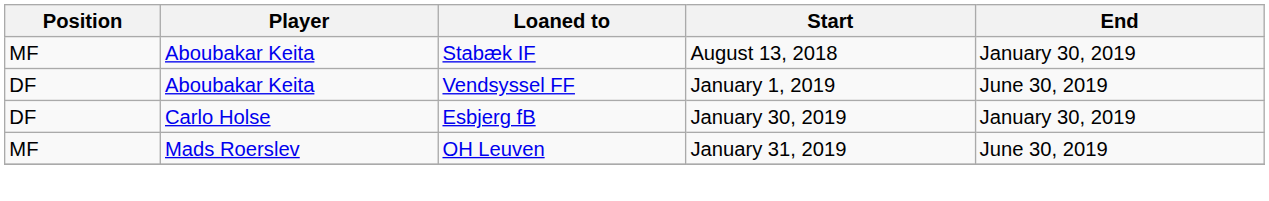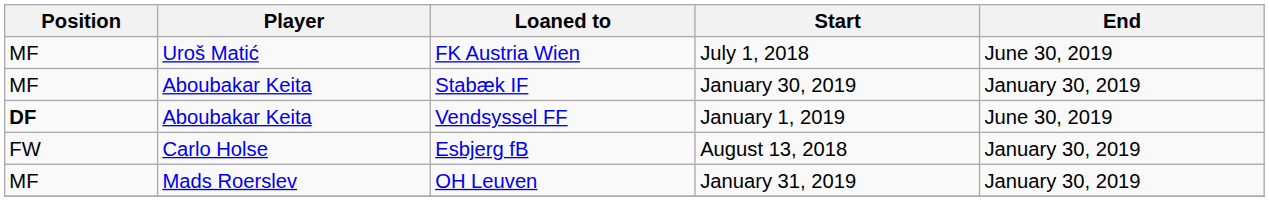+ row: (508, 53)
(764, 53) August 13, 2018 -> (778, 85) January 30, 2019
(23, 85) normal -> (23, 117) bold
(23, 117) DF -> (25, 149) FW
(768, 117) January 30, 2019 -> (774, 149) August 13, 2018
(1044, 149) June 30, 2019 -> (1063, 181) January 30, 2019
